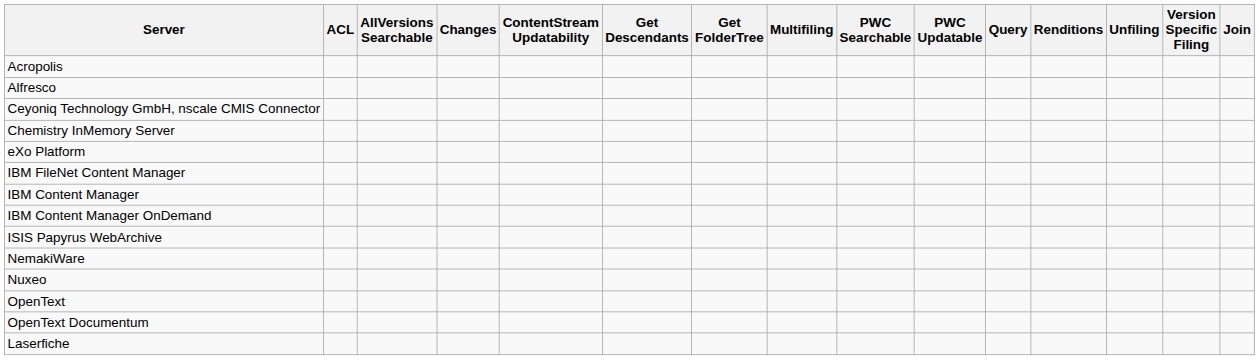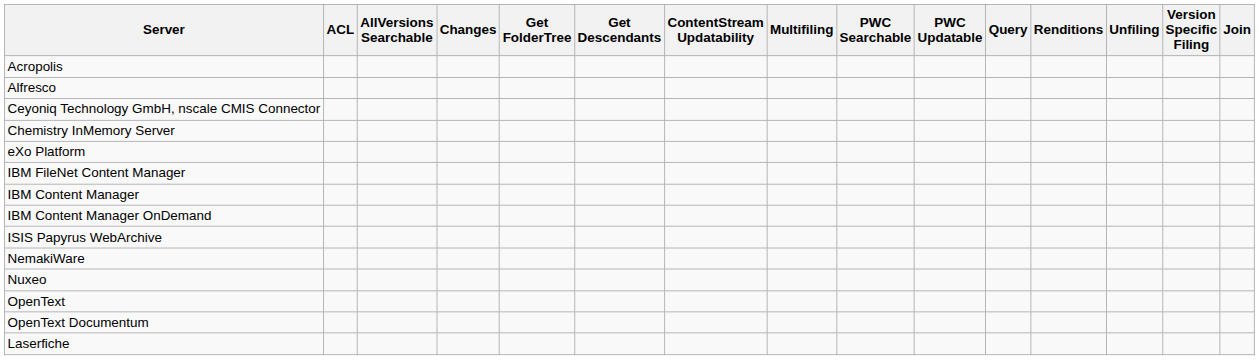columns swapped: (551, 30) <-> (729, 30)
